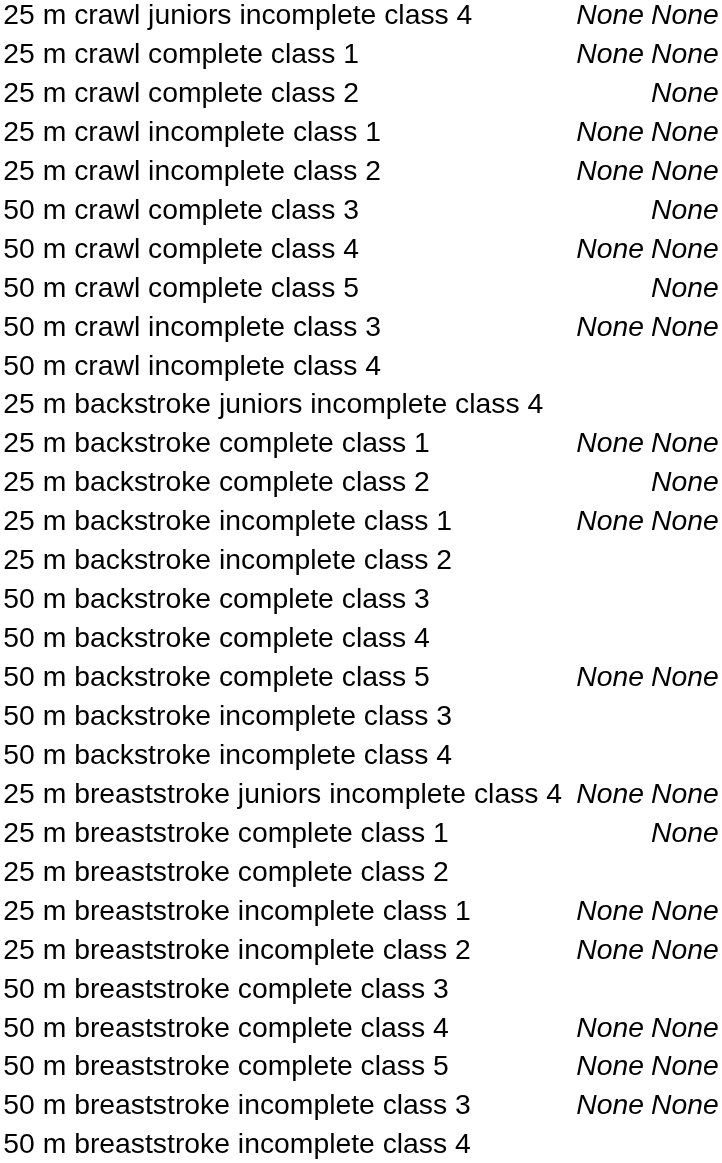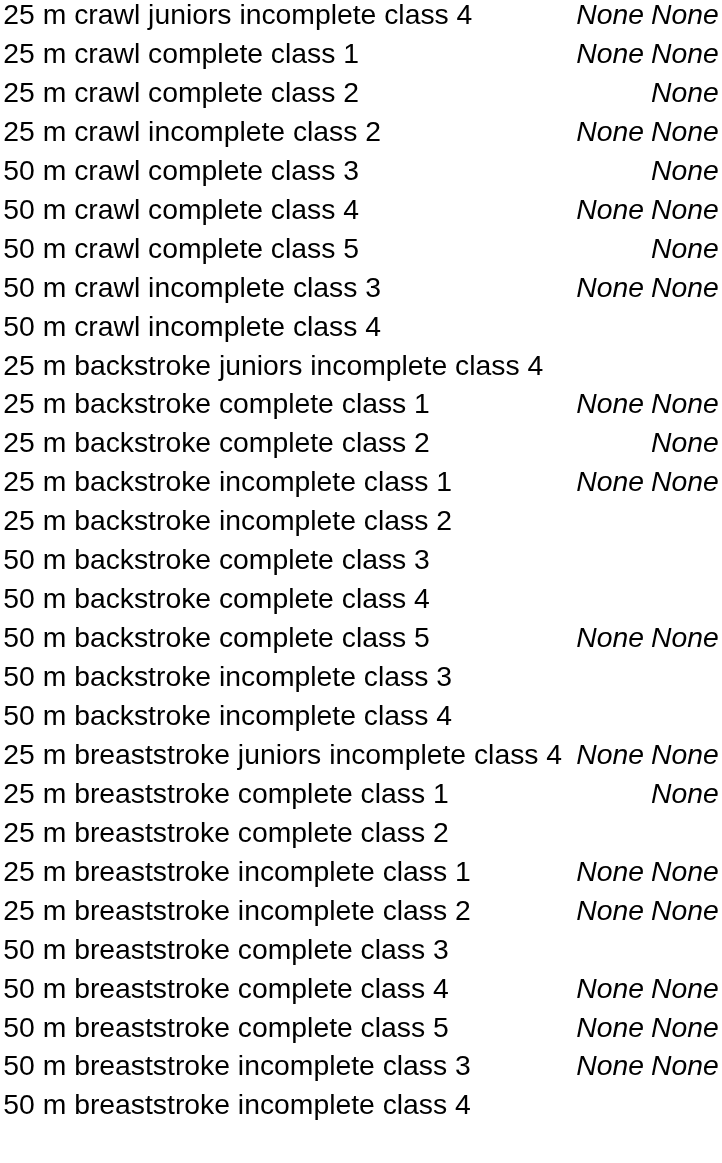- row: (192, 131)
